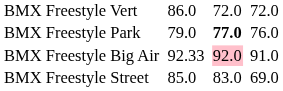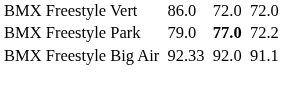(264, 33) 76.0 -> (264, 33) 72.2
(227, 55) pink background -> (227, 55) no background
(264, 55) 91.0 -> (264, 55) 91.1
- row: (76, 78)
